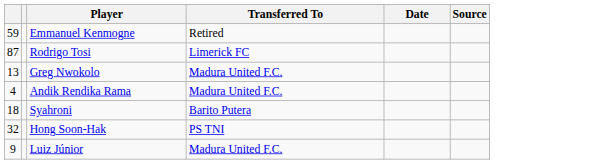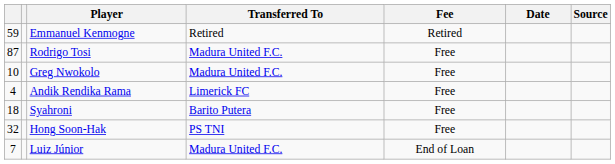+ column: (445, 14)
(219, 52) Limerick FC -> (236, 52) Madura United F.C.
(13, 72) 13 -> (13, 72) 10
(236, 91) Madura United F.C. -> (219, 91) Limerick FC
(13, 149) 9 -> (13, 149) 7
